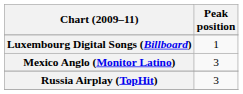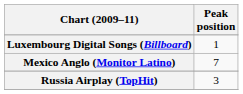(216, 62) 3 -> (216, 62) 7
